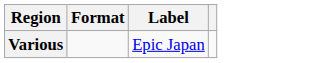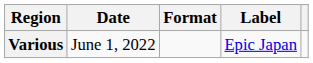+ column: (113, 17)
